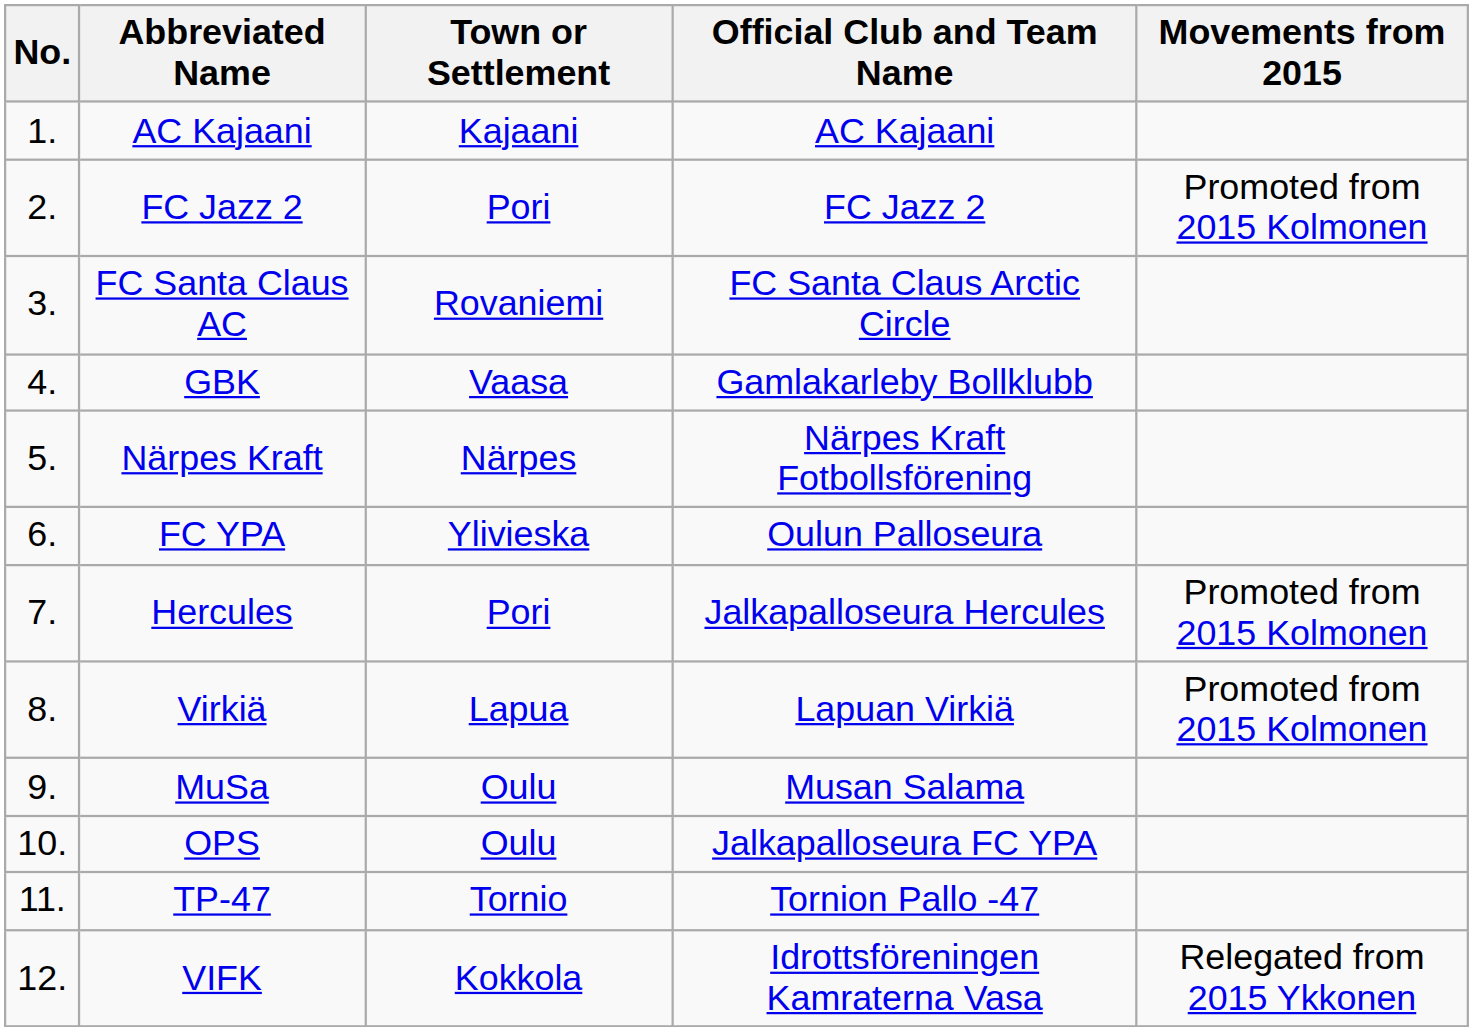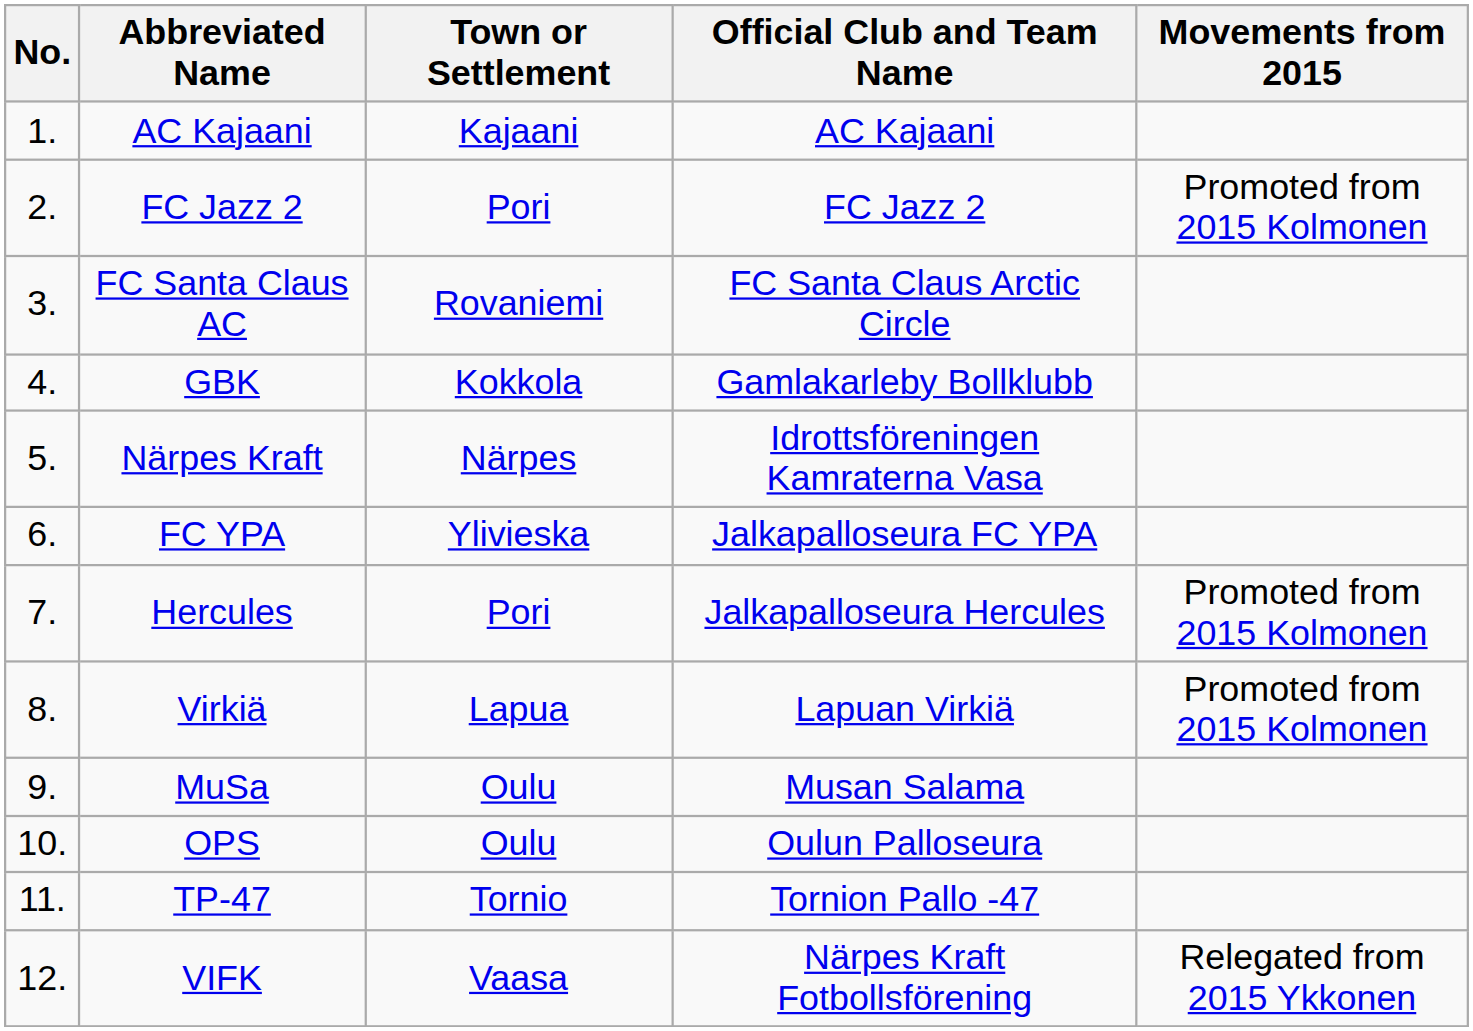(519, 381) Vaasa -> (519, 381) Kokkola
(905, 458) Närpes Kraft Fotbollsförening -> (905, 458) Idrottsföreningen Kamraterna Vasa
(905, 535) Oulun Palloseura -> (905, 535) Jalkapalloseura FC YPA
(905, 843) Jalkapalloseura FC YPA -> (905, 843) Oulun Palloseura
(519, 977) Kokkola -> (519, 977) Vaasa
(905, 977) Idrottsföreningen Kamraterna Vasa -> (905, 977) Närpes Kraft Fotbollsförening
